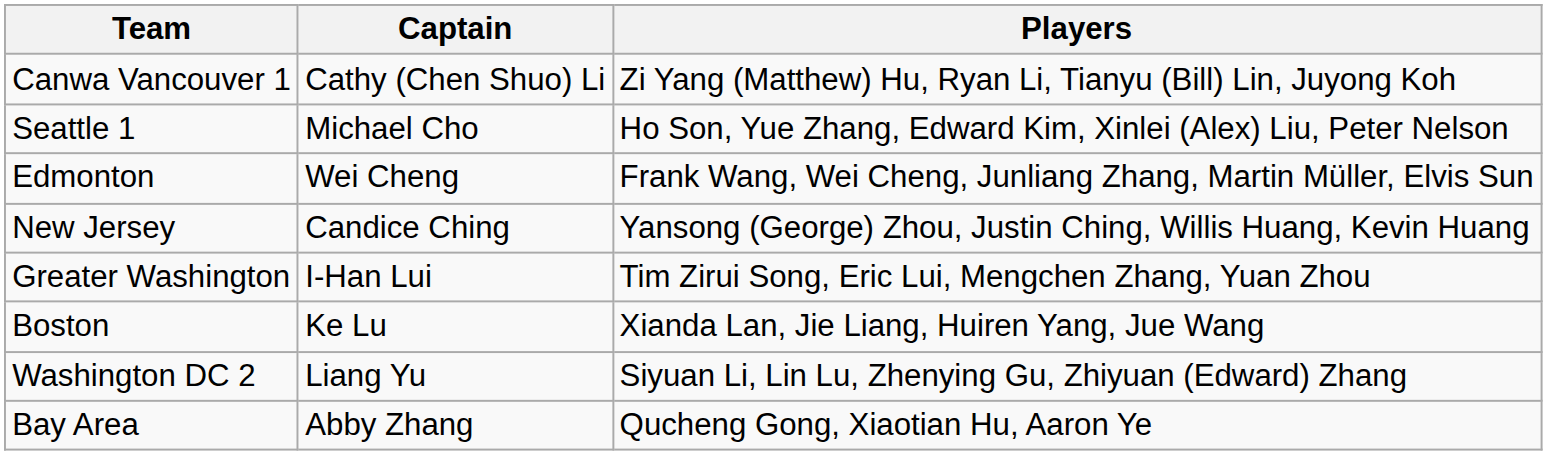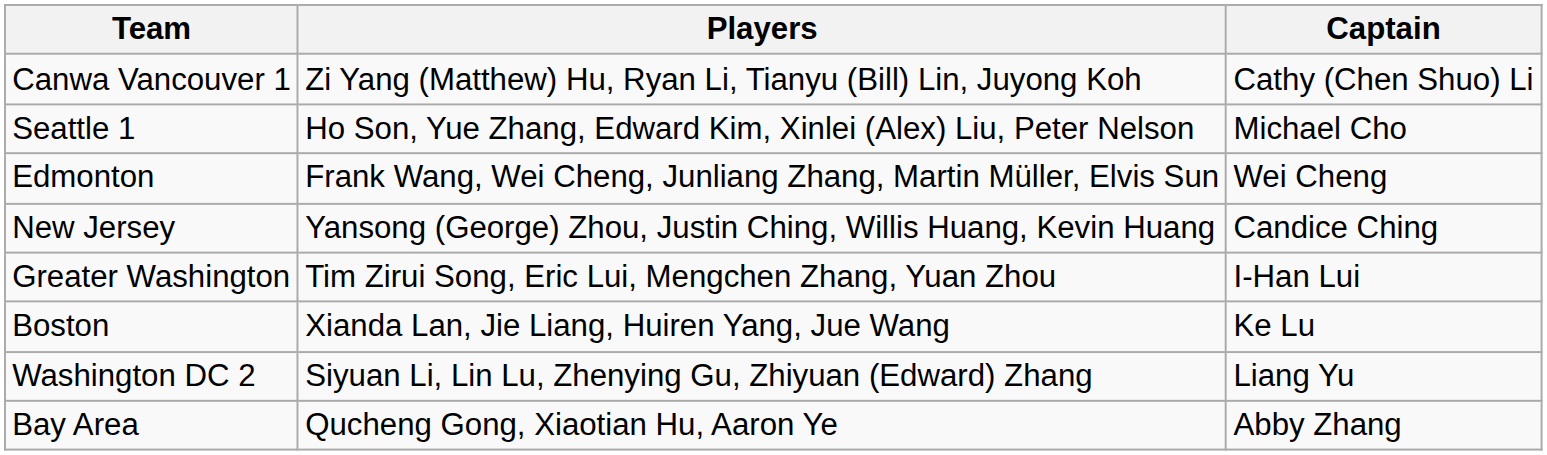columns swapped: (455, 29) <-> (1077, 29)
